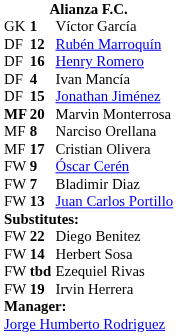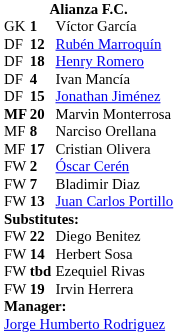(37, 61) 16 -> (37, 61) 18
(33, 166) 9 -> (33, 166) 2
